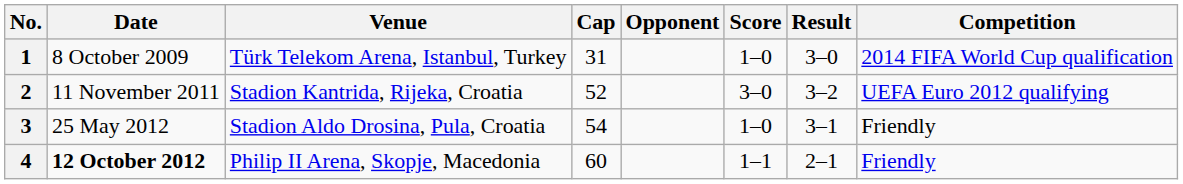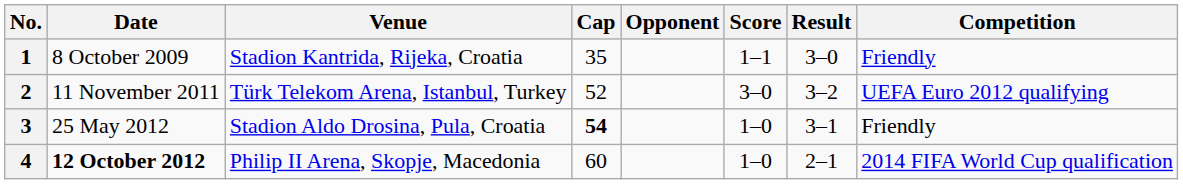(398, 56) Türk Telekom Arena, Istanbul, Turkey -> (376, 56) Stadion Kantrida, Rijeka, Croatia
(596, 56) 31 -> (596, 56) 35
(755, 56) 1–0 -> (755, 56) 1–1
(1017, 56) 2014 FIFA World Cup qualification -> (898, 56) Friendly
(376, 91) Stadion Kantrida, Rijeka, Croatia -> (398, 91) Türk Telekom Arena, Istanbul, Turkey
(596, 126) normal -> (596, 126) bold
(755, 160) 1–1 -> (755, 160) 1–0
(898, 160) Friendly -> (1017, 160) 2014 FIFA World Cup qualification
